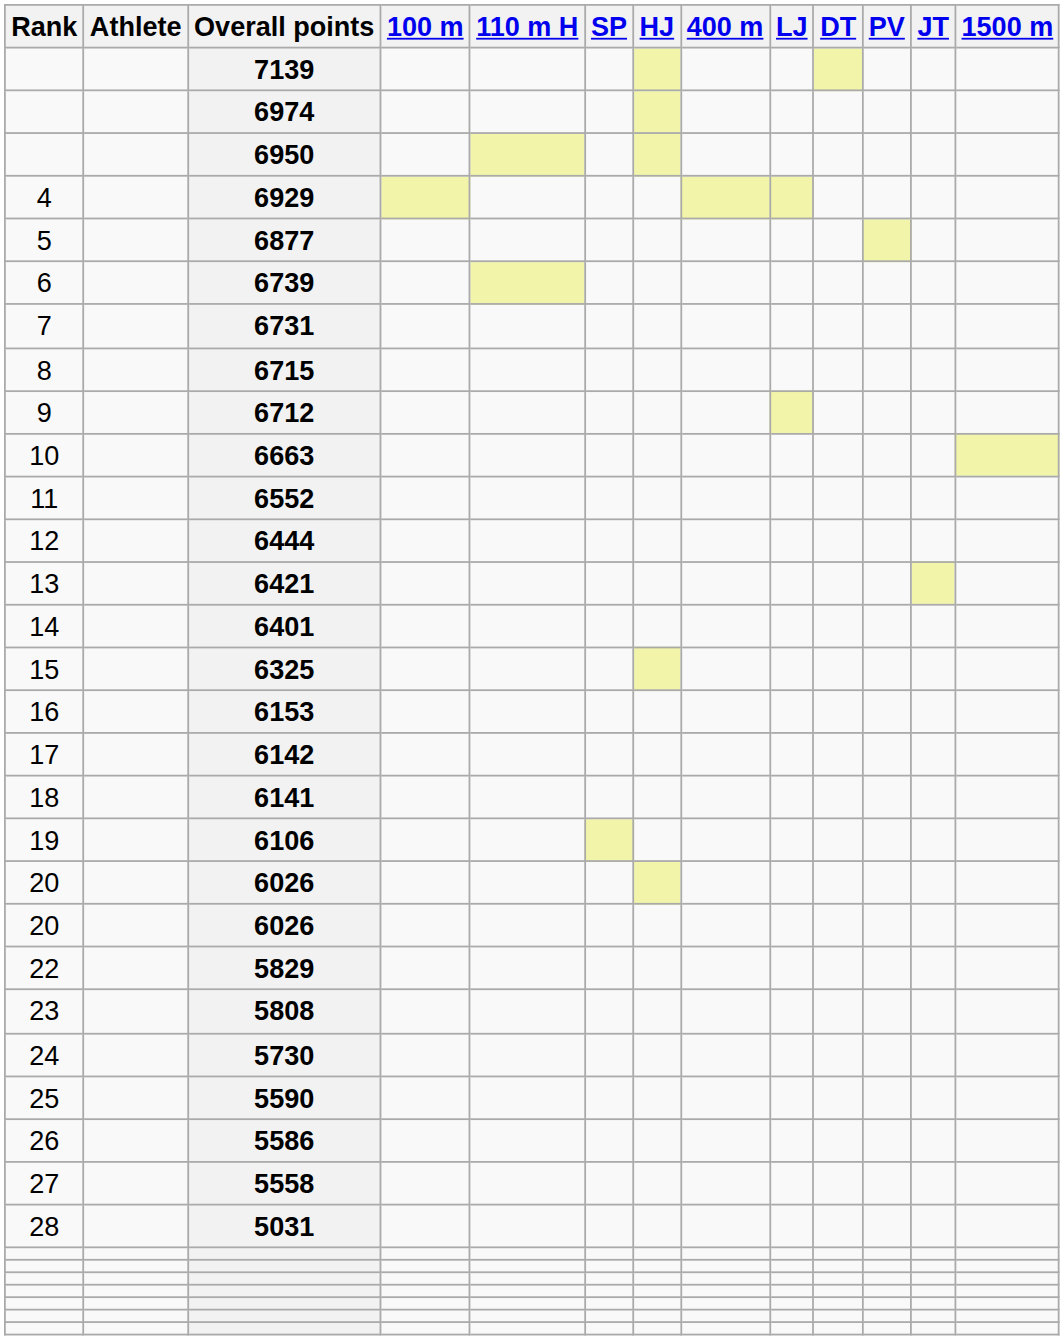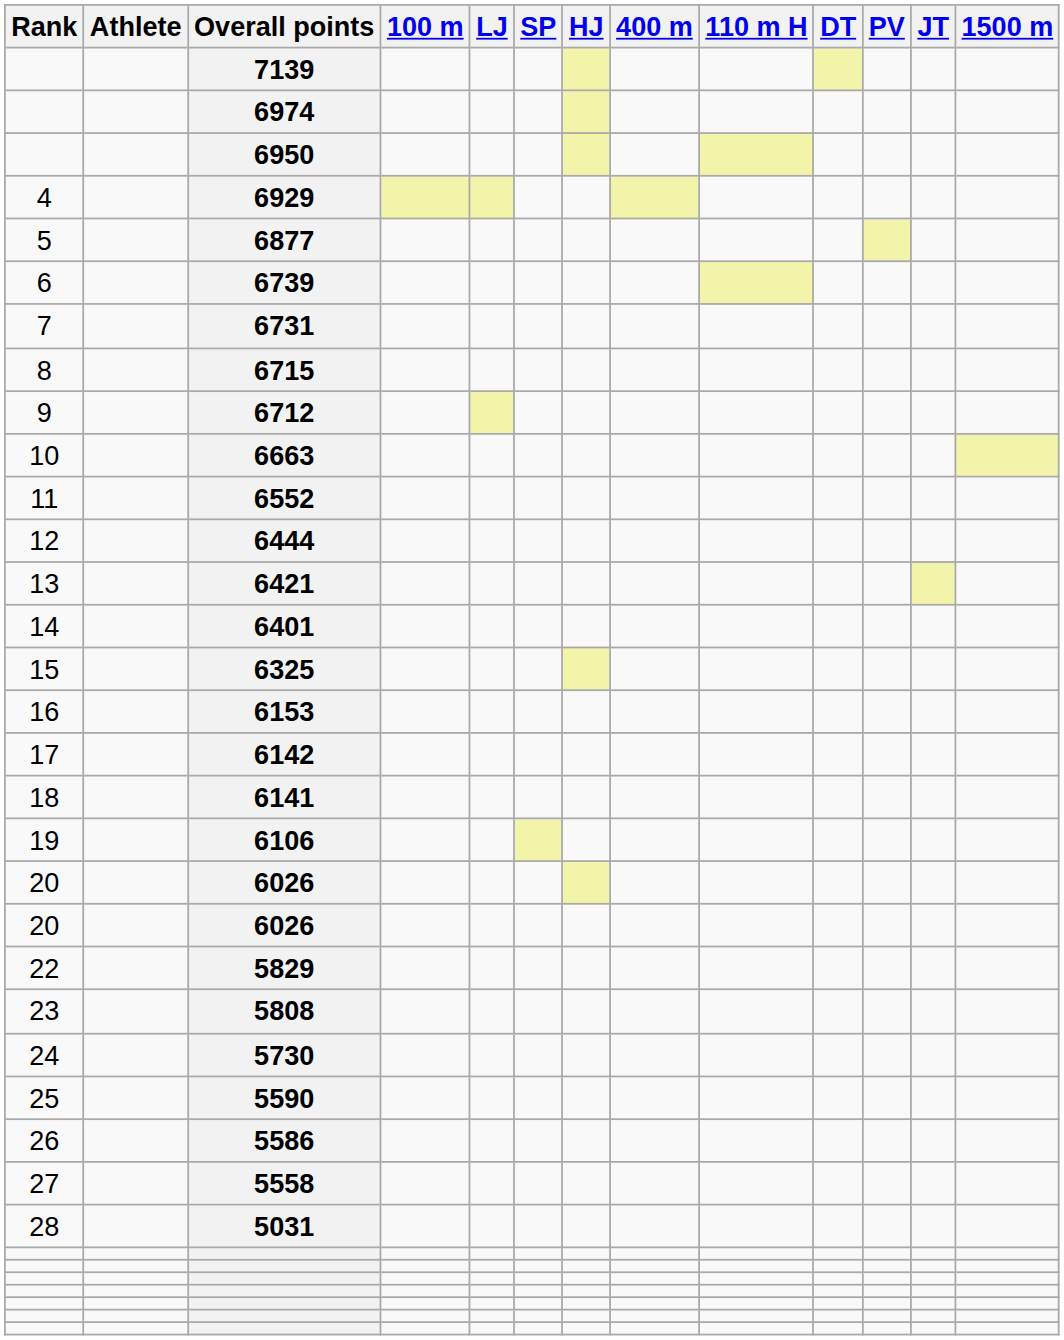columns swapped: (792, 26) <-> (527, 26)
